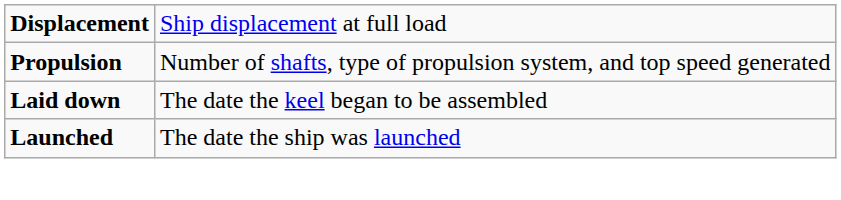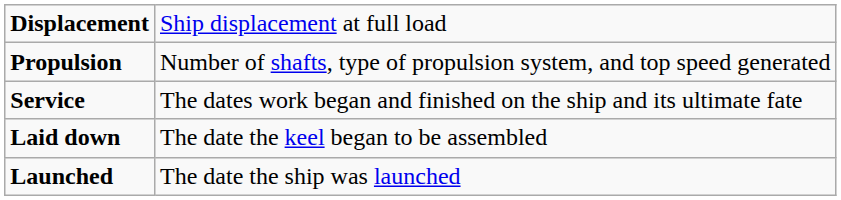+ row: (48, 99)
